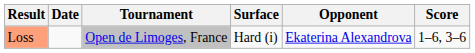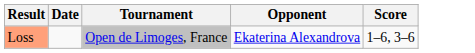- column: (256, 15)
